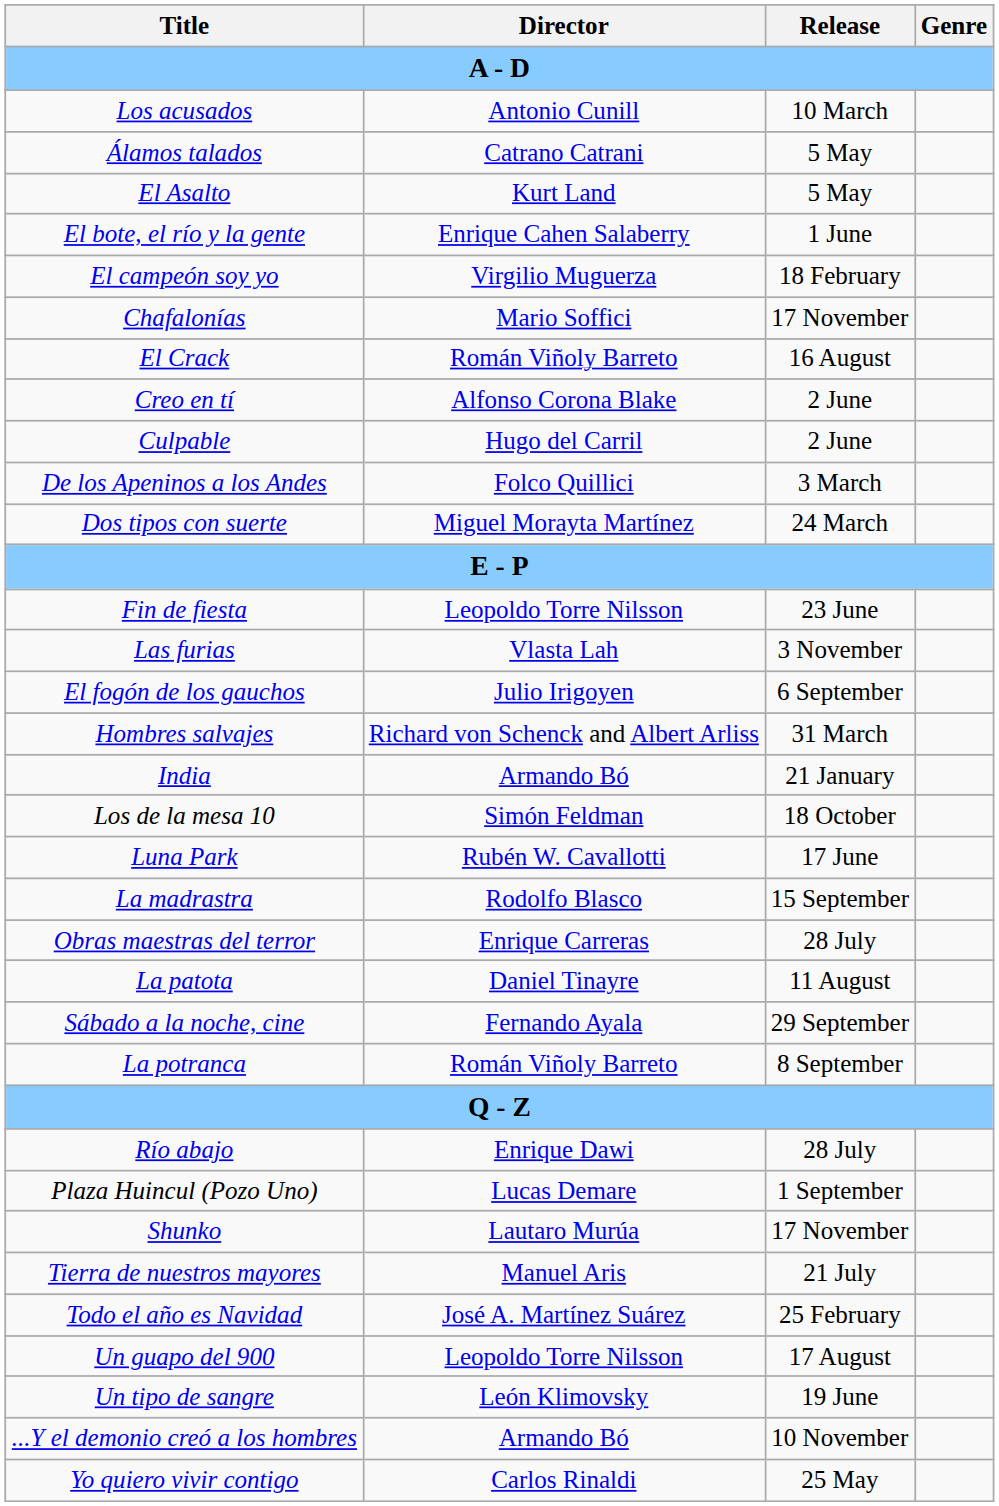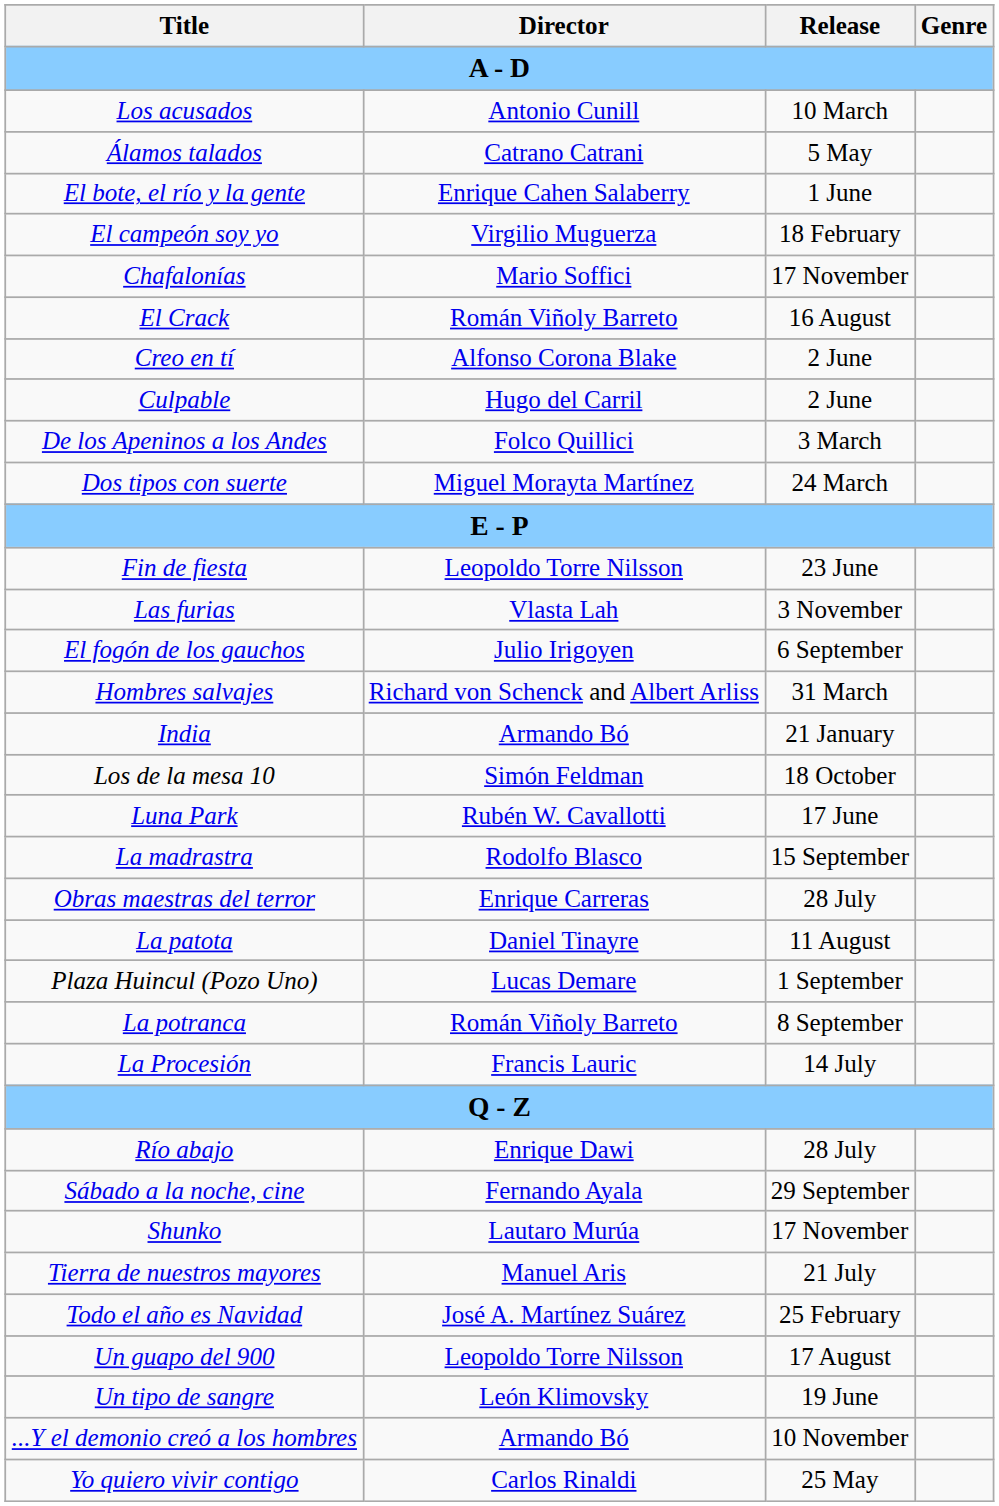- row: (184, 193)
rows swapped: (184, 1190) <-> (184, 1022)
+ row: (184, 1064)
